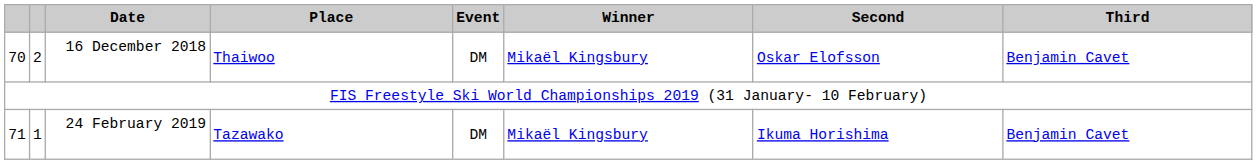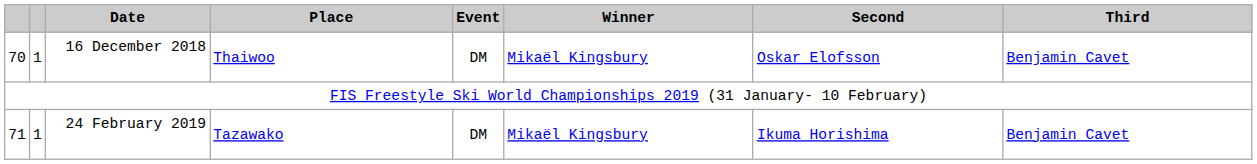(37, 57) 2 -> (37, 57) 1
